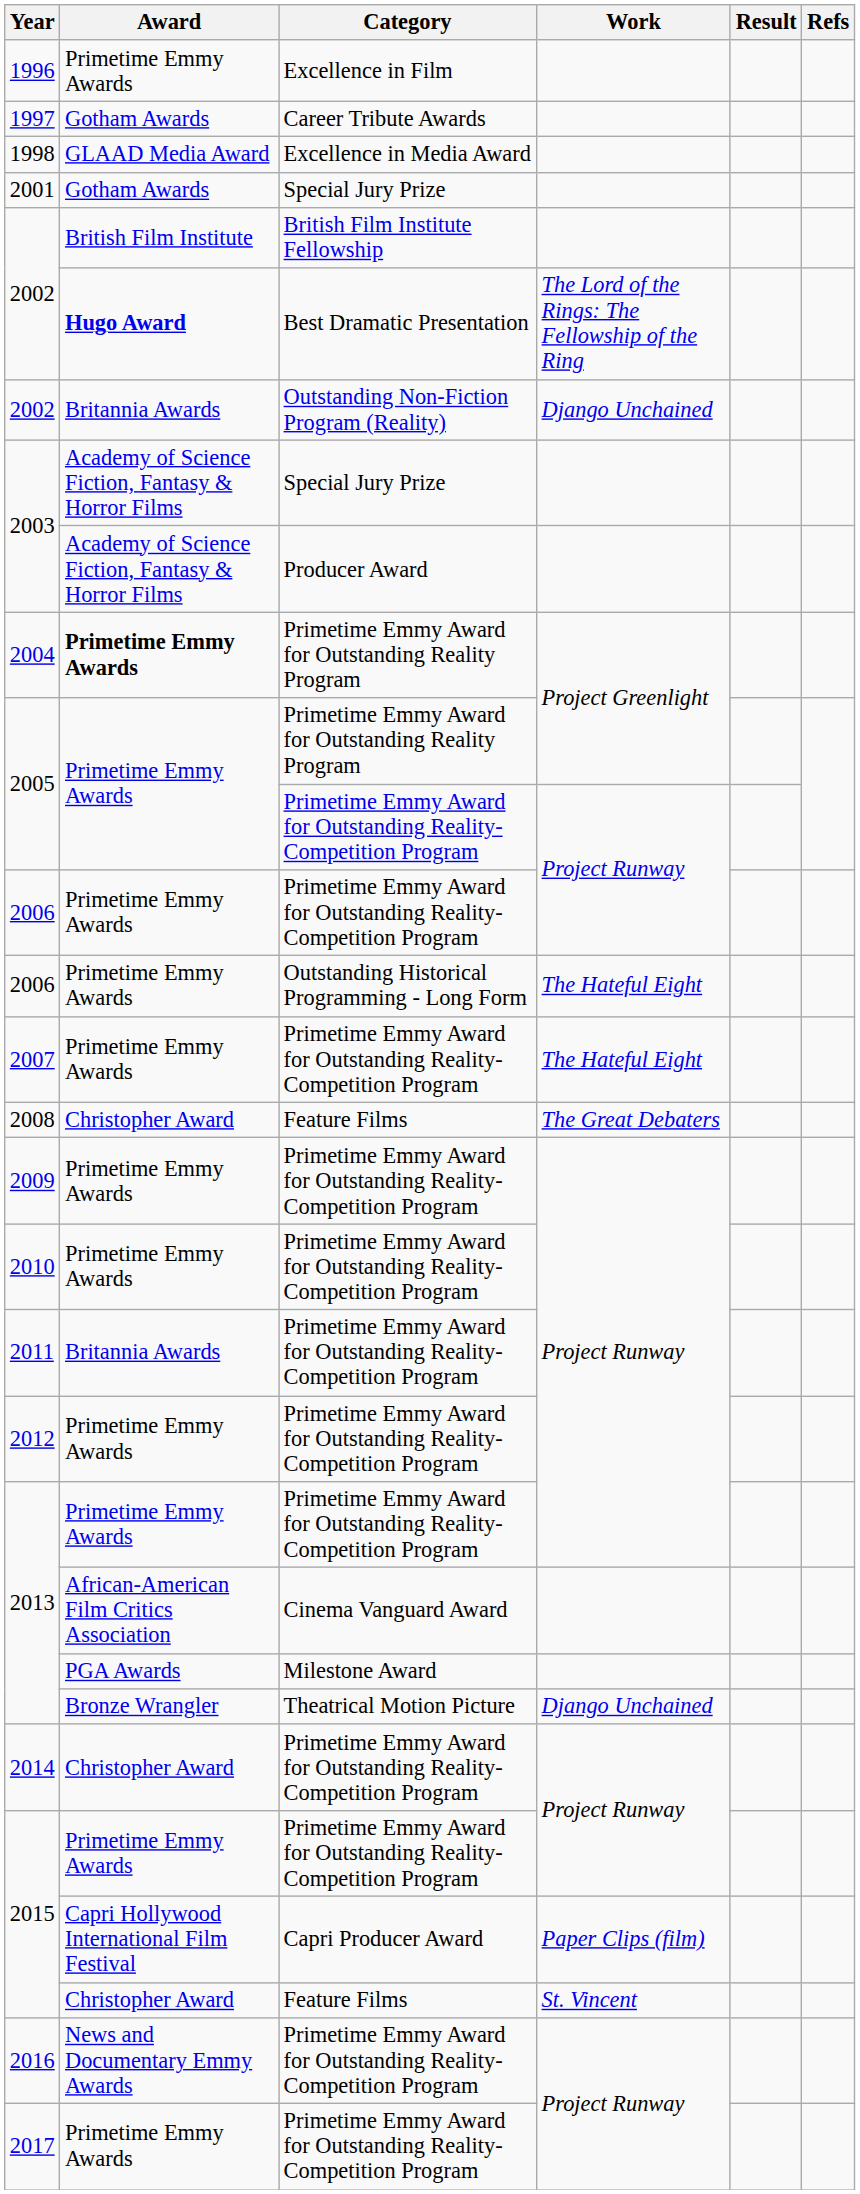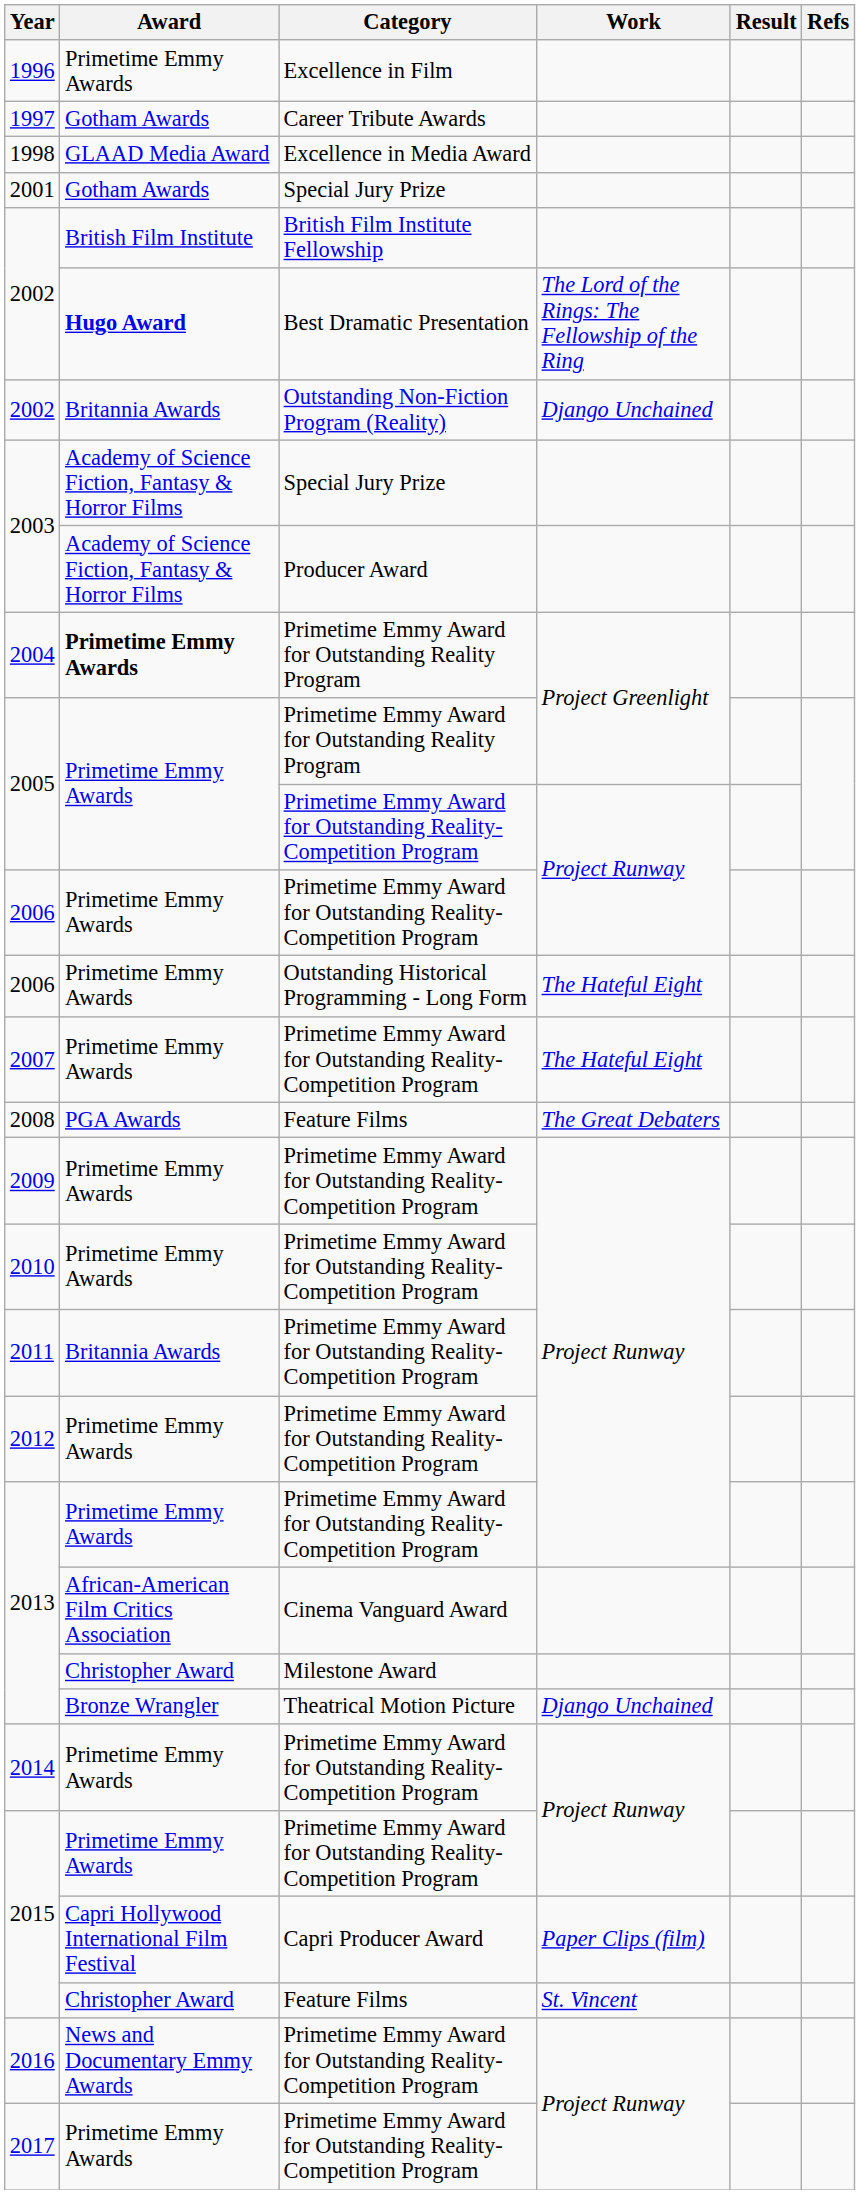(150, 1119) Christopher Award -> (123, 1119) PGA Awards
(123, 1670) PGA Awards -> (150, 1670) Christopher Award
(150, 1767) Christopher Award -> (144, 1767) Primetime Emmy Awards
